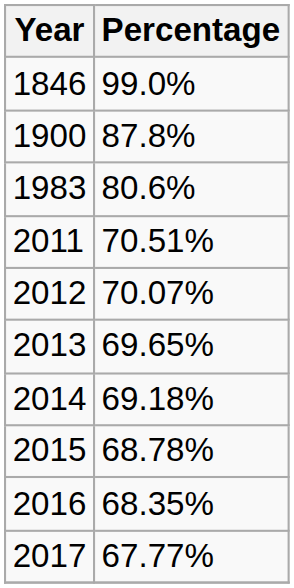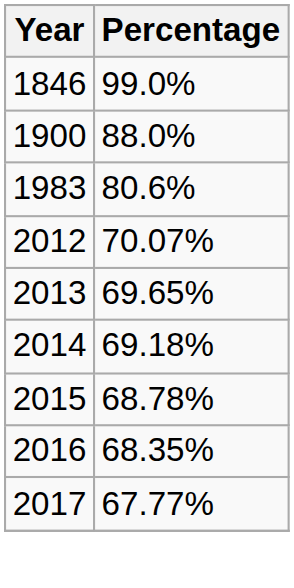(149, 135) 87.8% -> (149, 135) 88.0%
- row: (48, 240)
